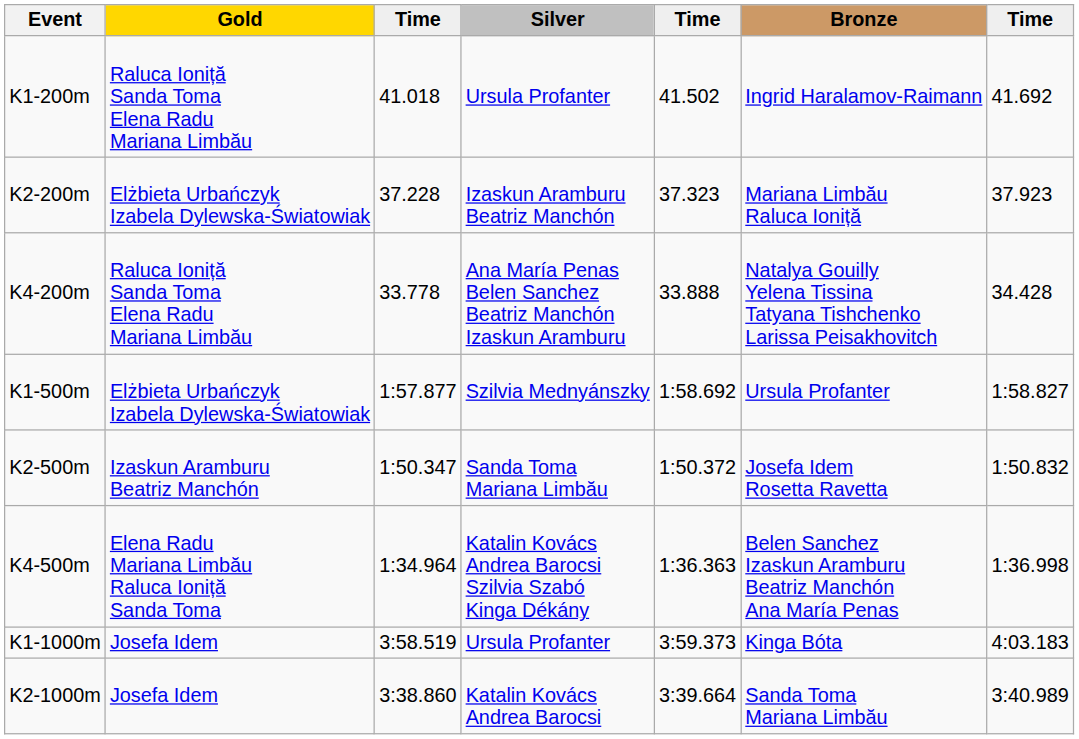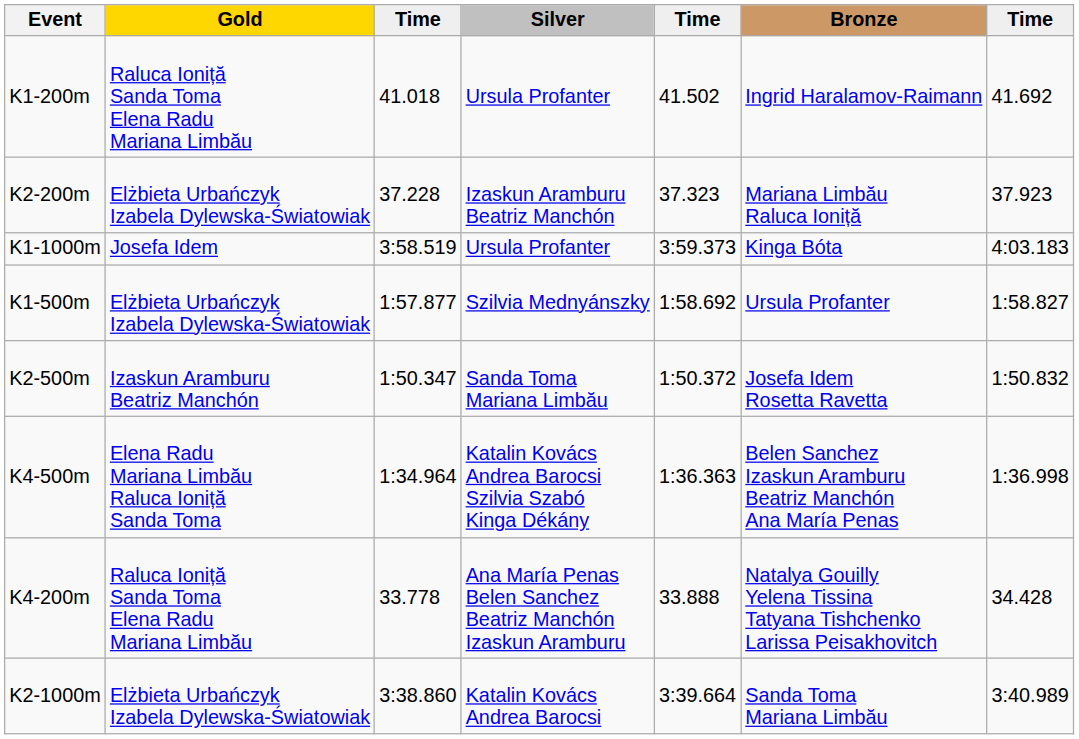rows swapped: (49, 293) <-> (55, 642)
(164, 696) Josefa Idem -> (240, 707) Elżbieta Urbańczyk Izabela Dylewska-Światowiak
